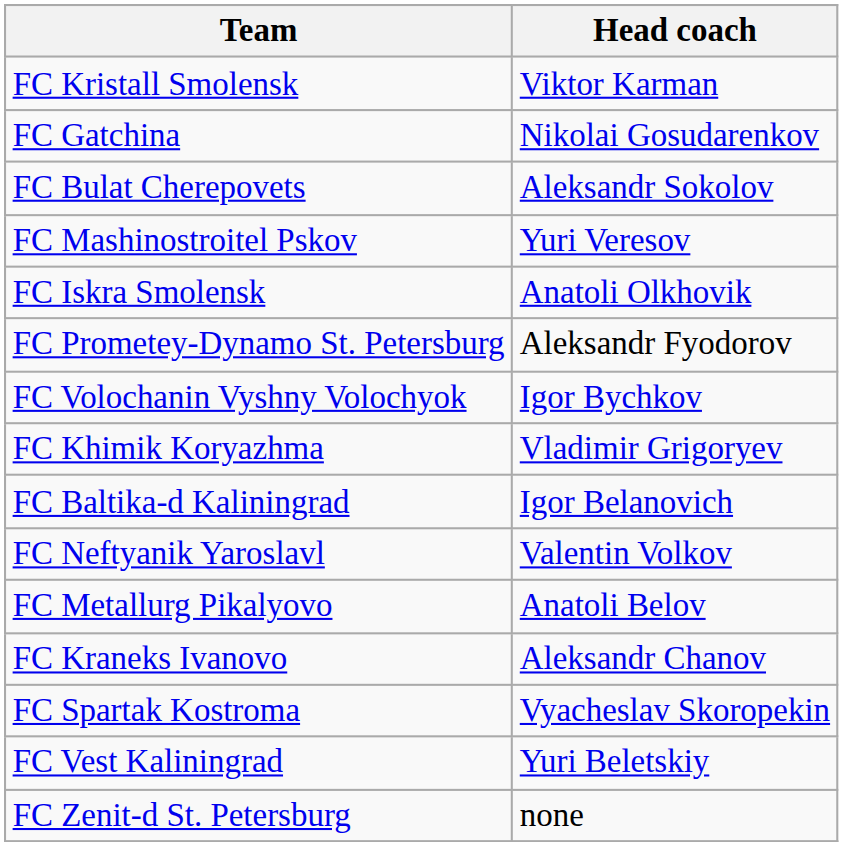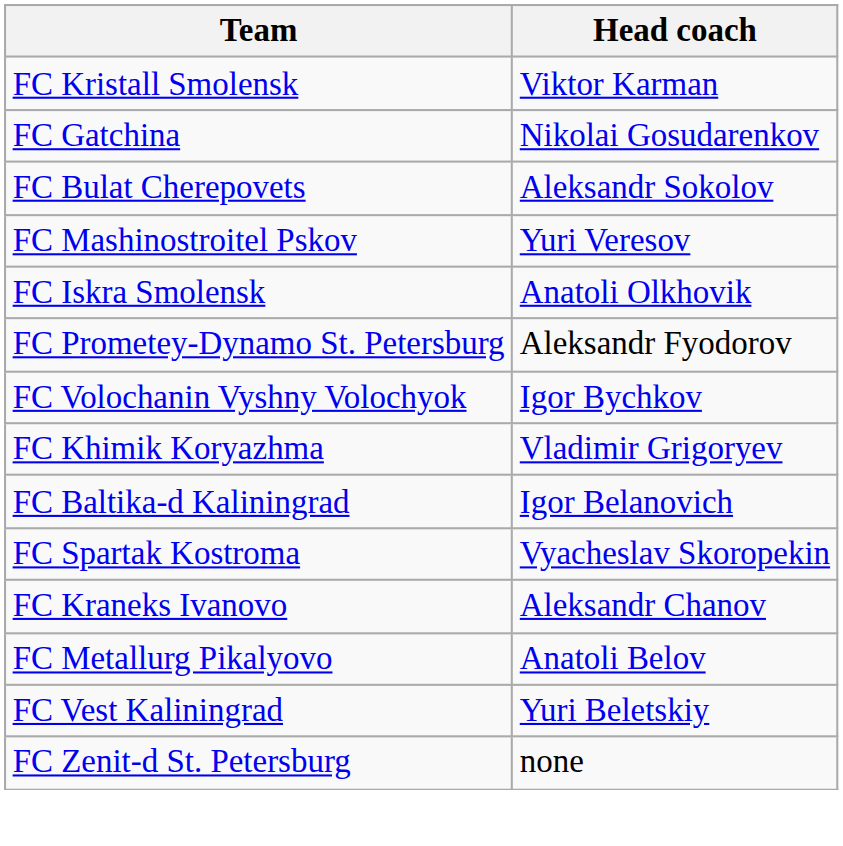- row: (169, 553)
rows swapped: (156, 710) <-> (173, 605)
